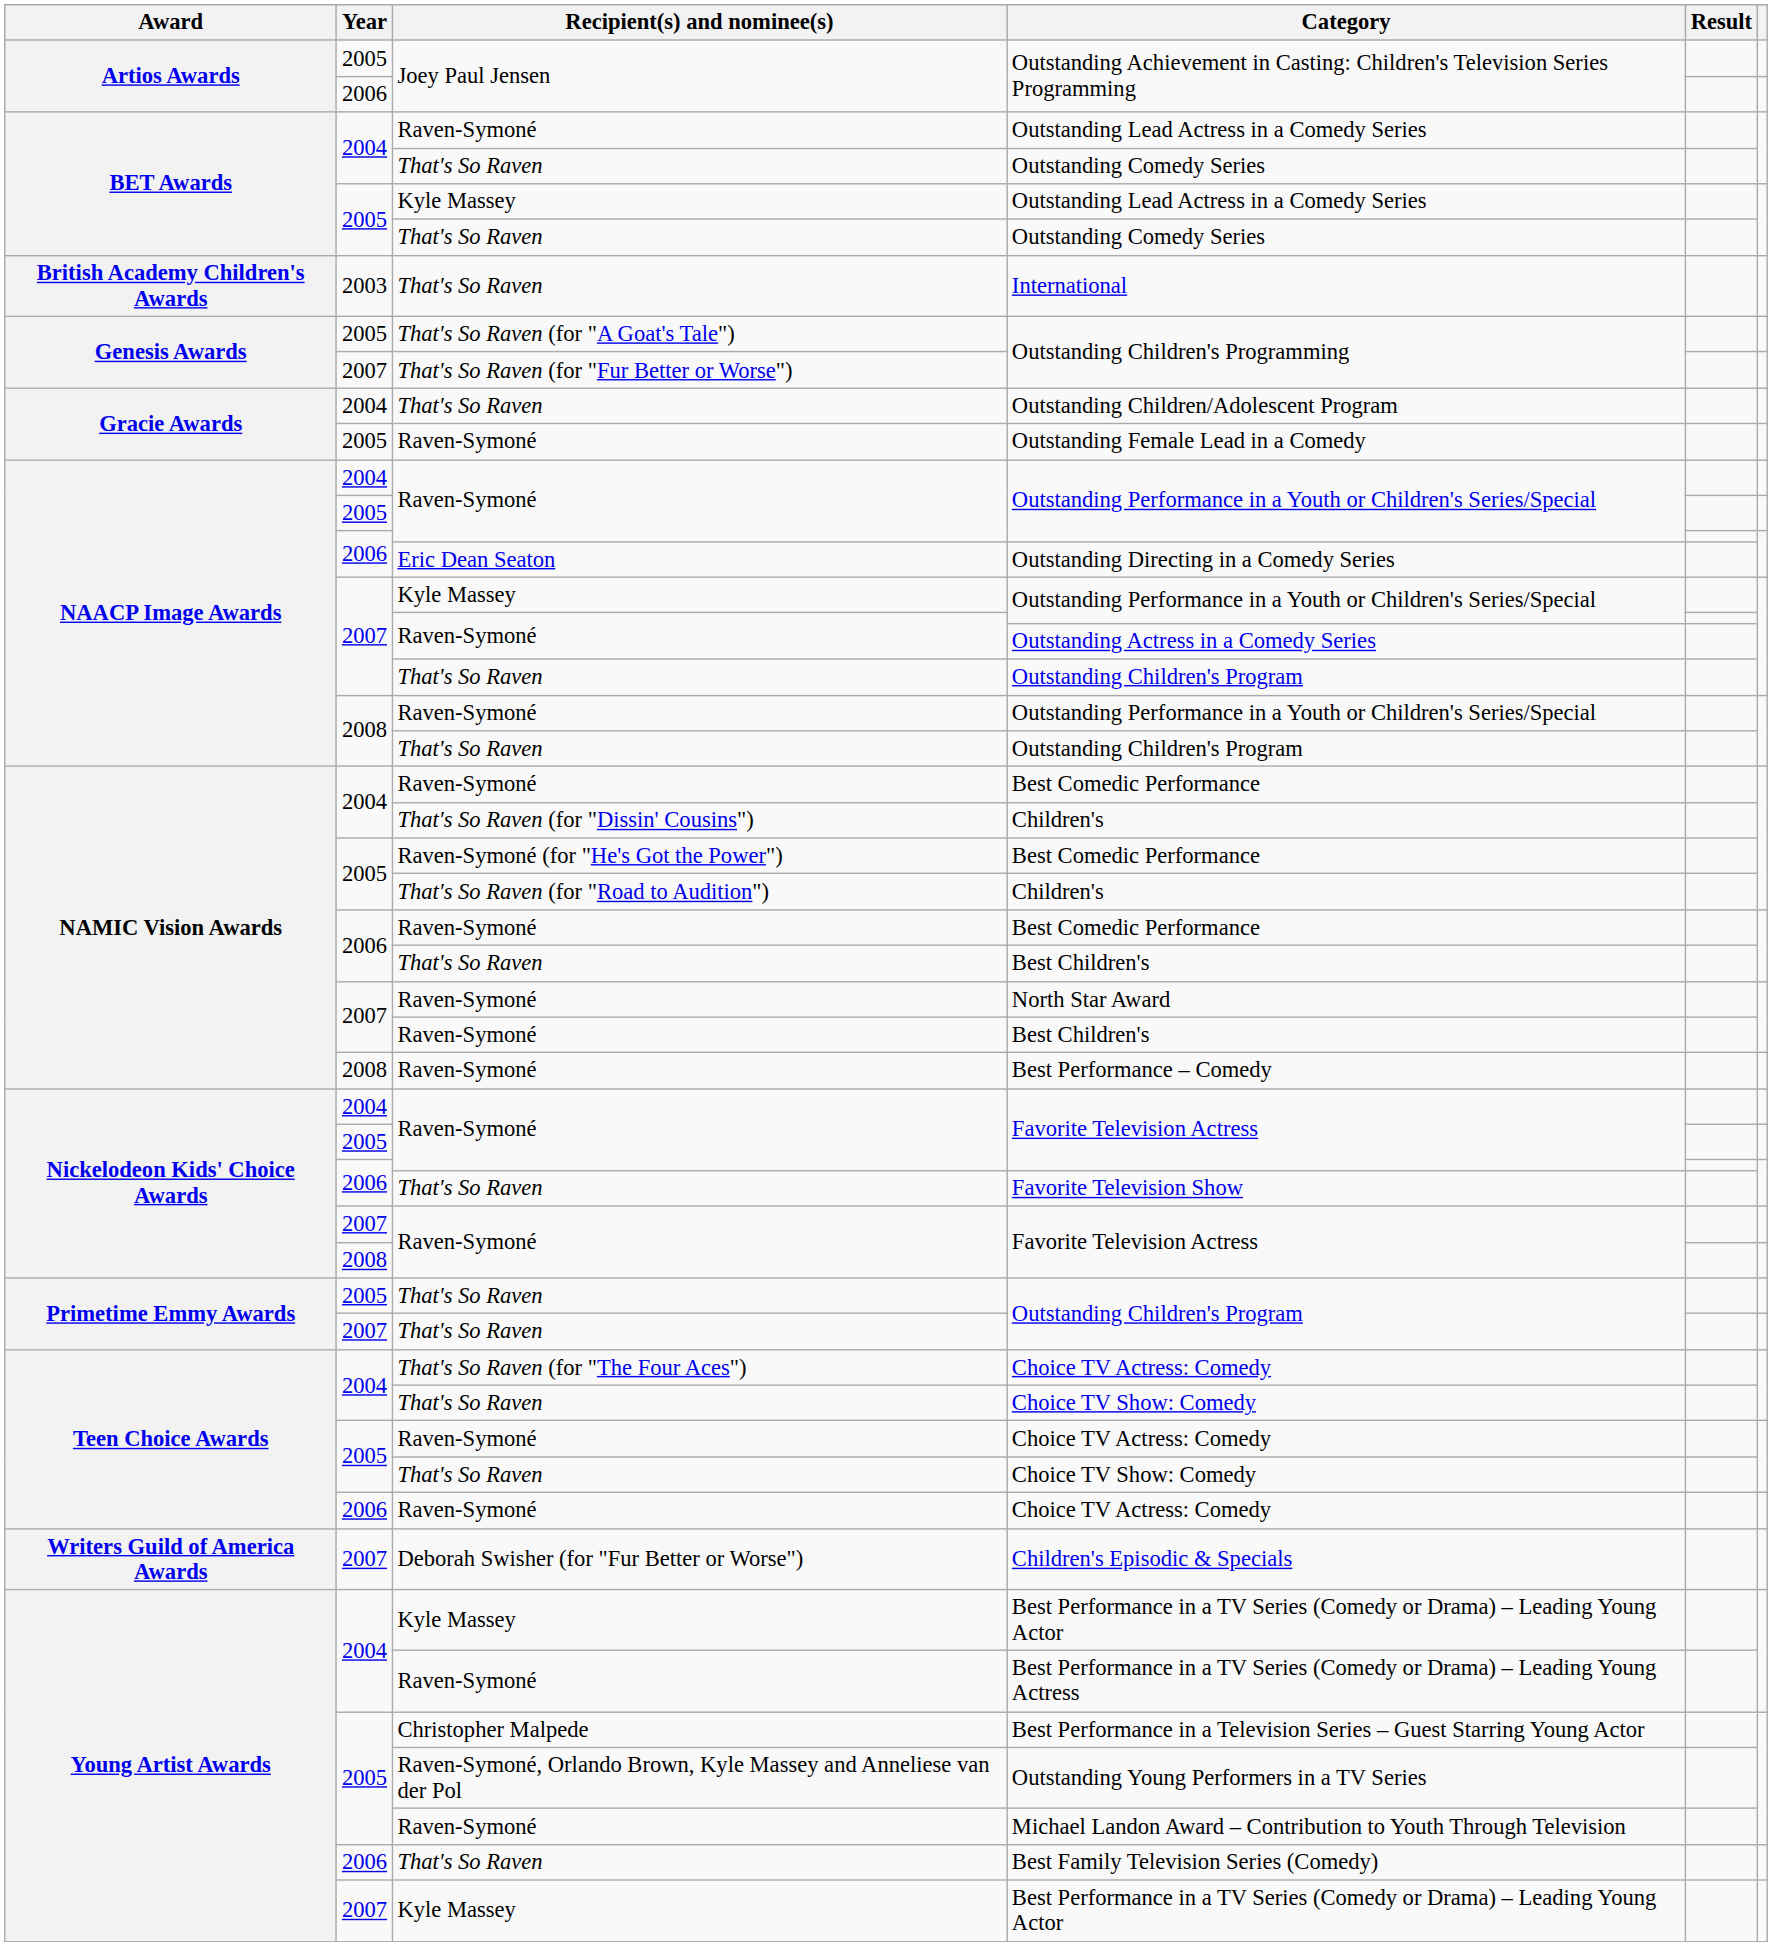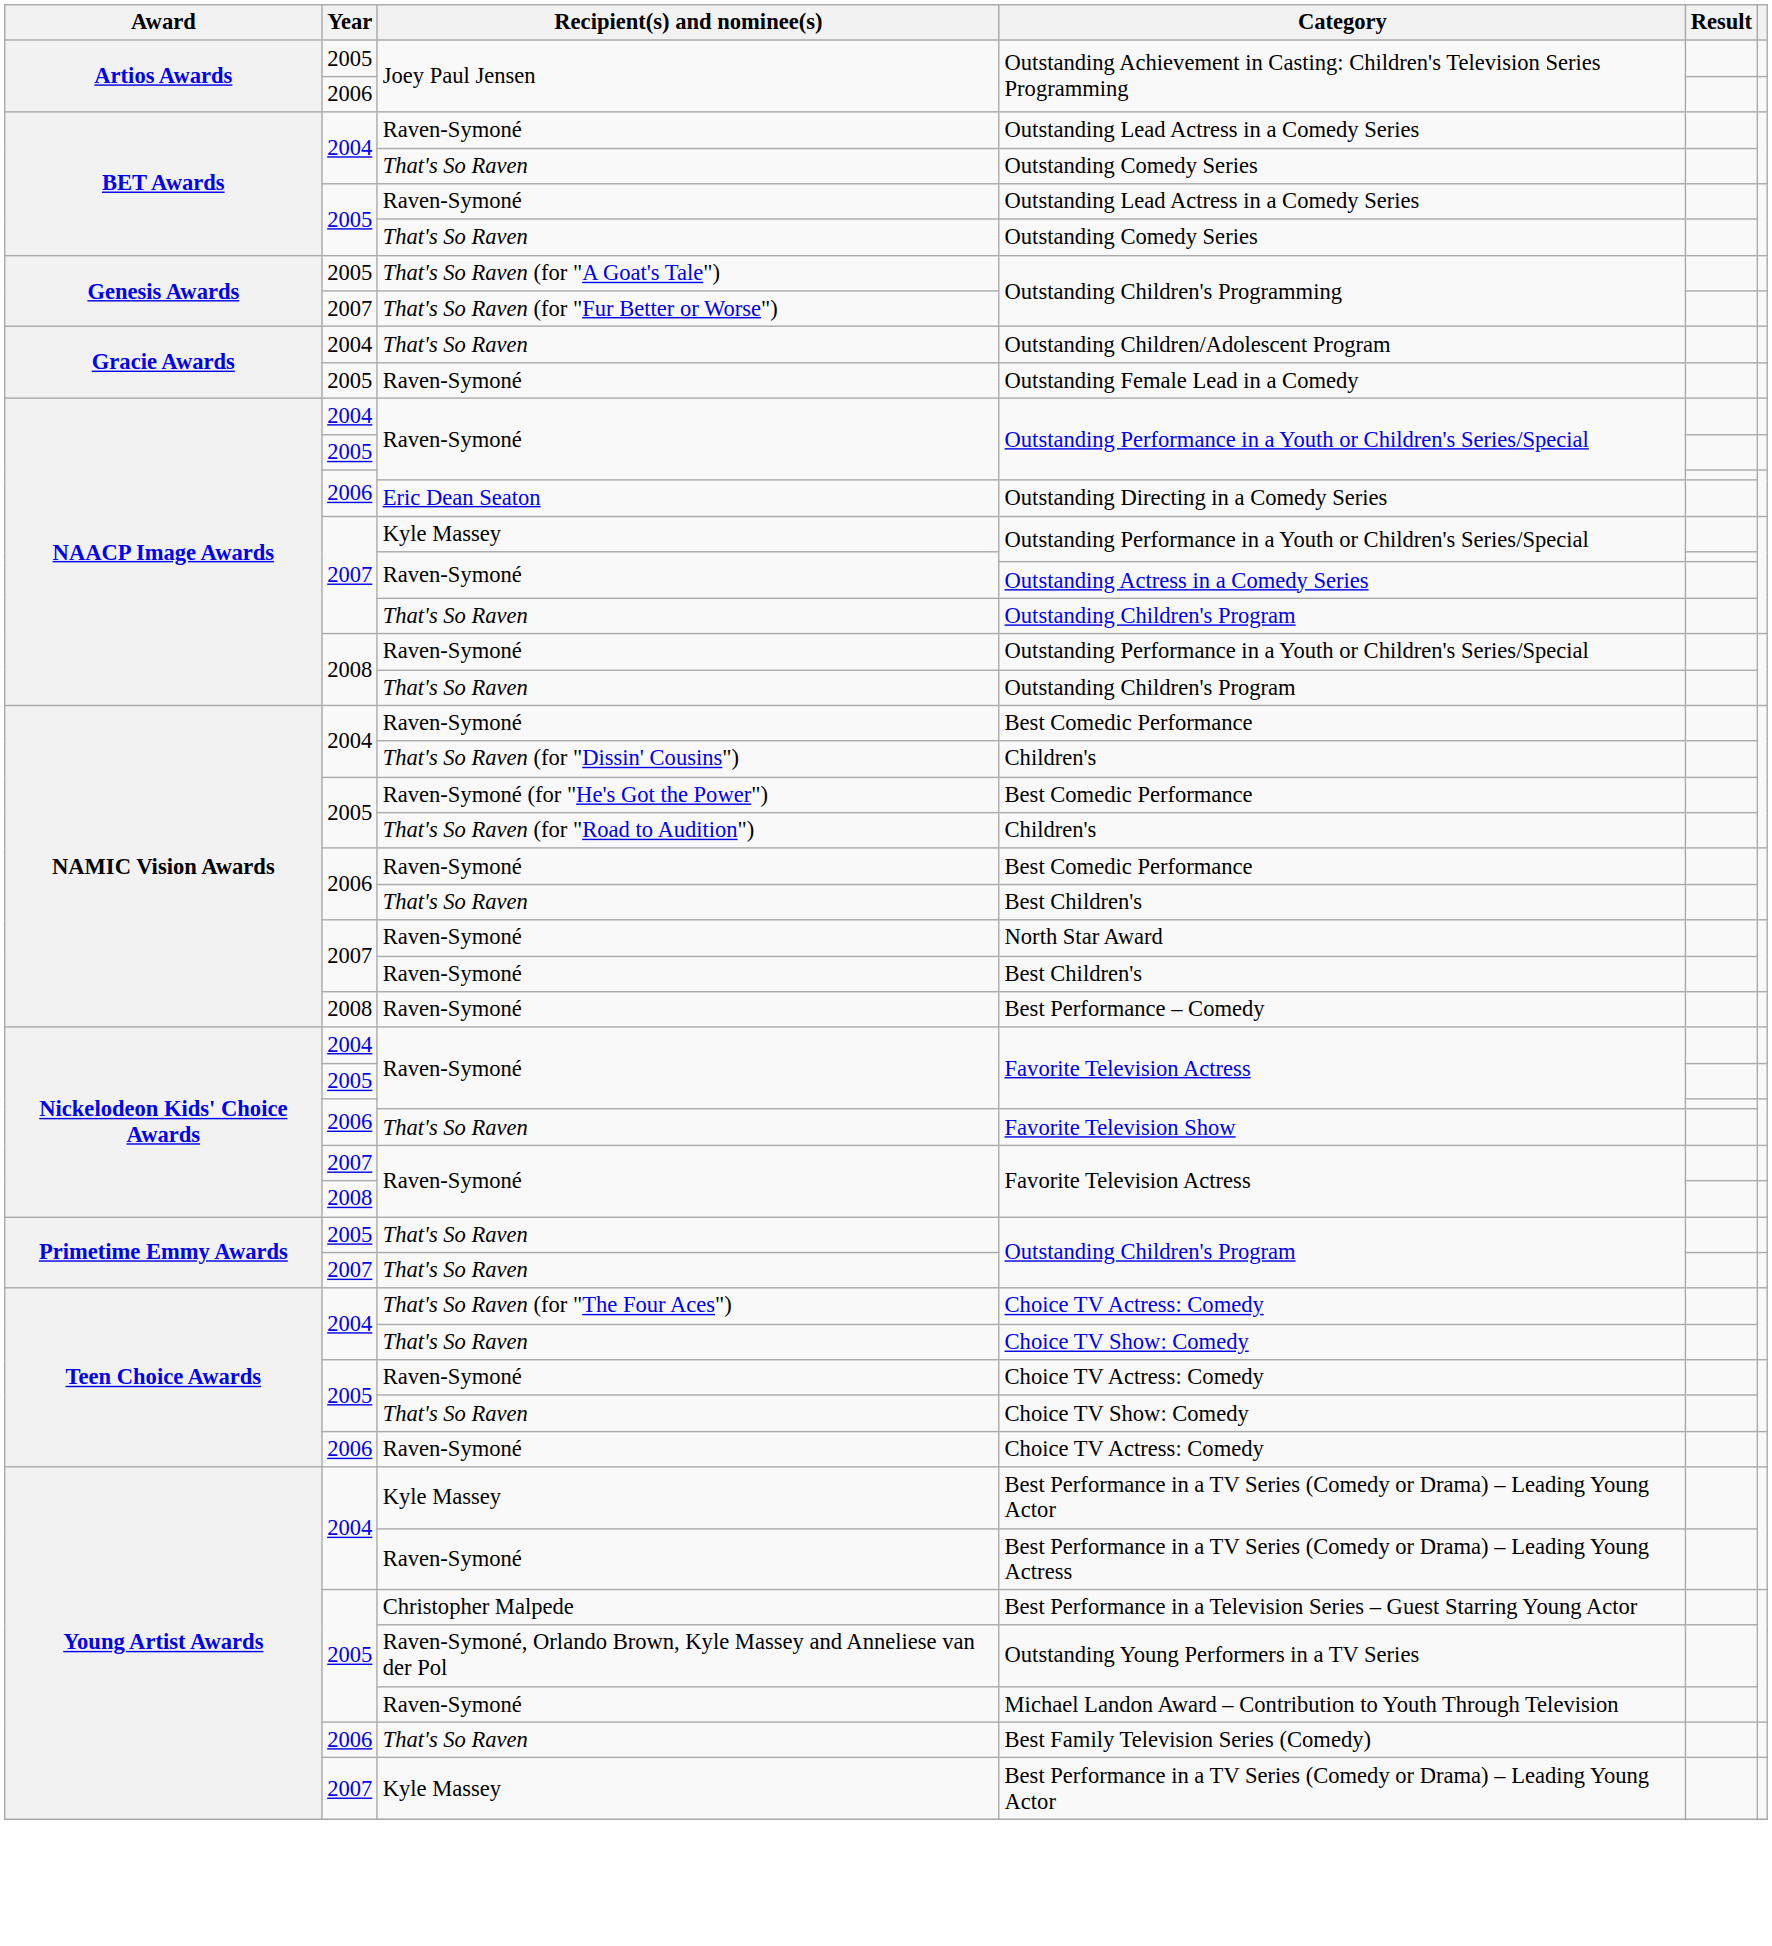(457, 201) Kyle Massey -> (452, 201) Raven-Symoné
- row: (364, 285)
- row: (364, 1558)
